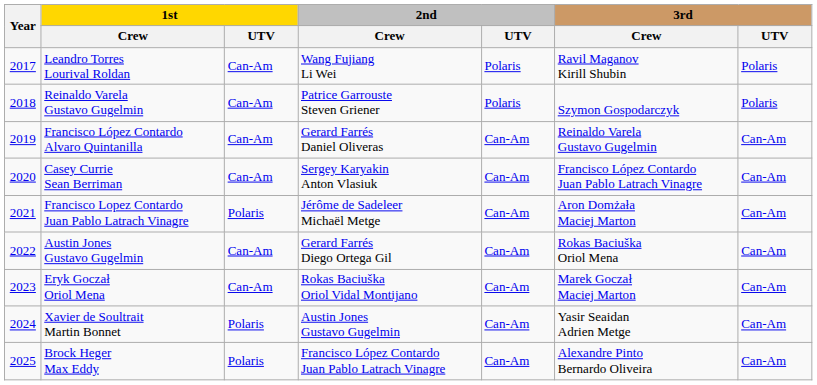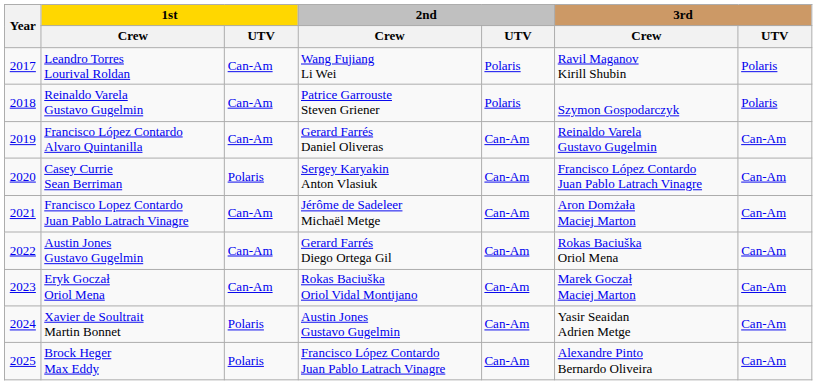(250, 176) Can-Am -> (246, 176) Polaris
(246, 213) Polaris -> (250, 213) Can-Am
